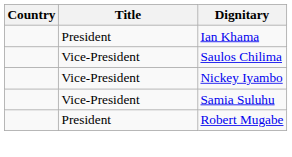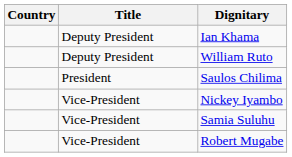(86, 36) President -> (107, 36) Deputy President
+ row: (237, 57)
(101, 57) Vice-President -> (86, 78) President
(86, 120) President -> (101, 141) Vice-President
